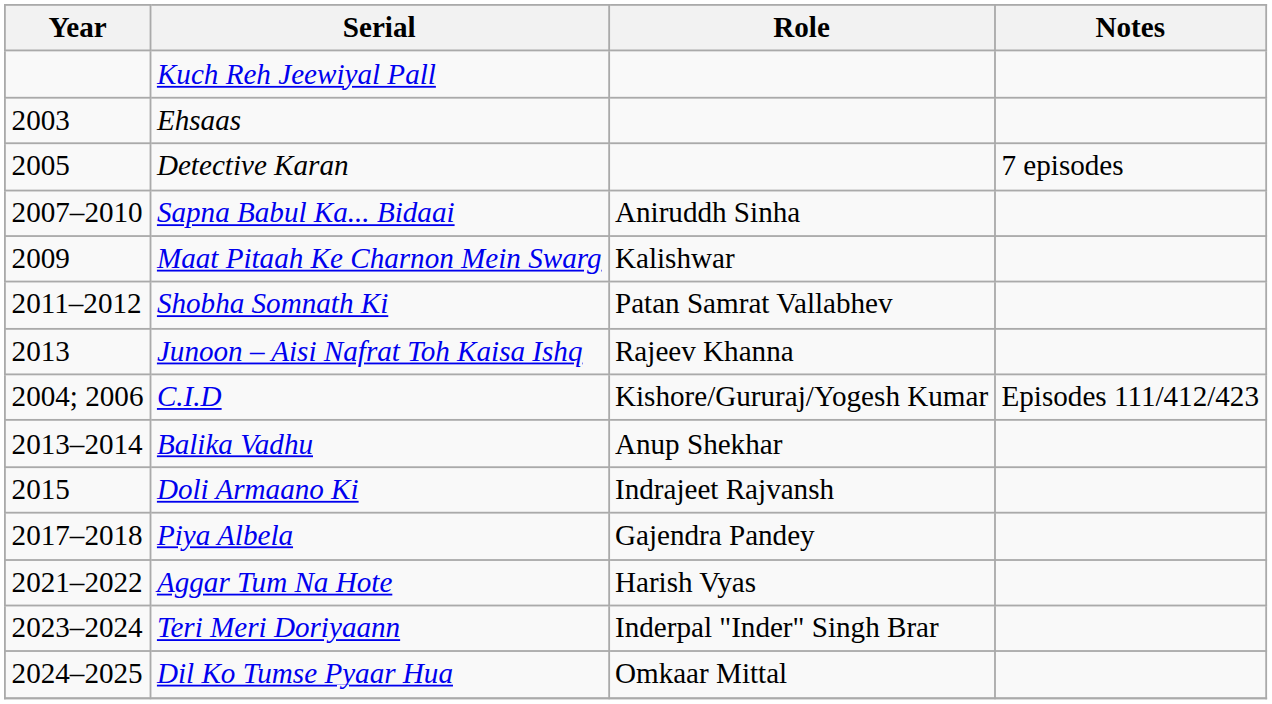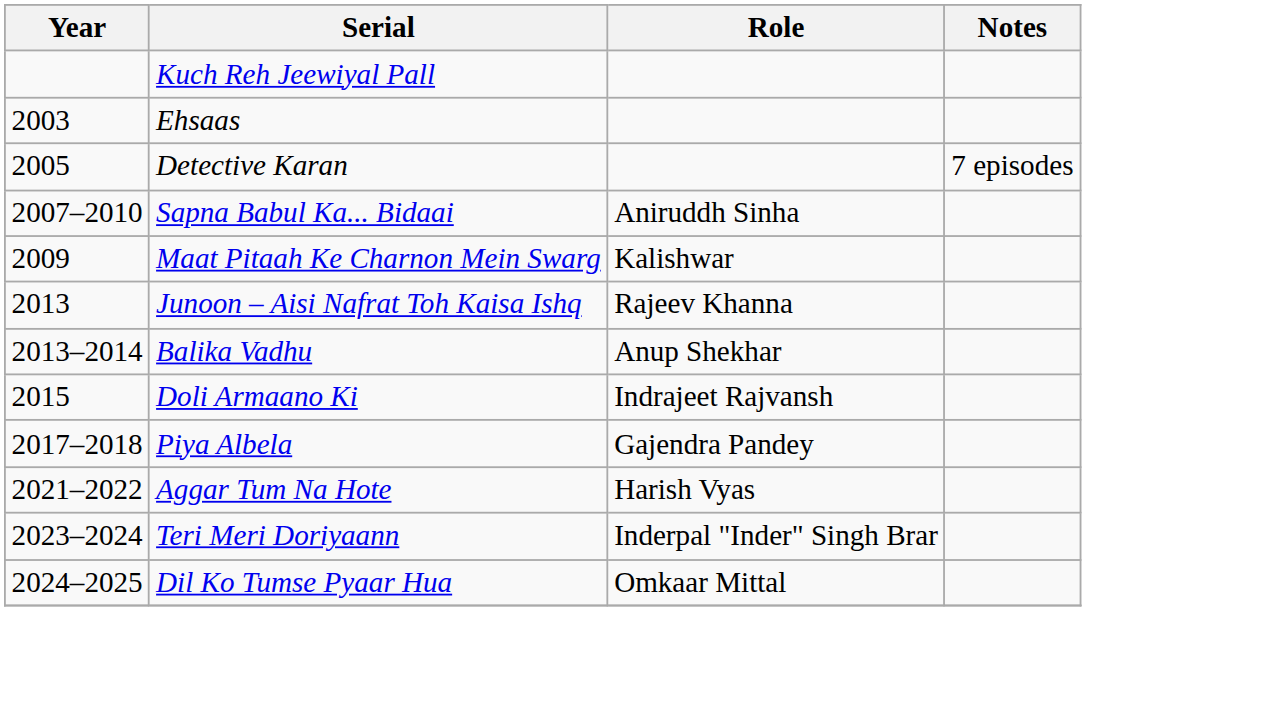- row: (273, 304)
- row: (189, 397)
